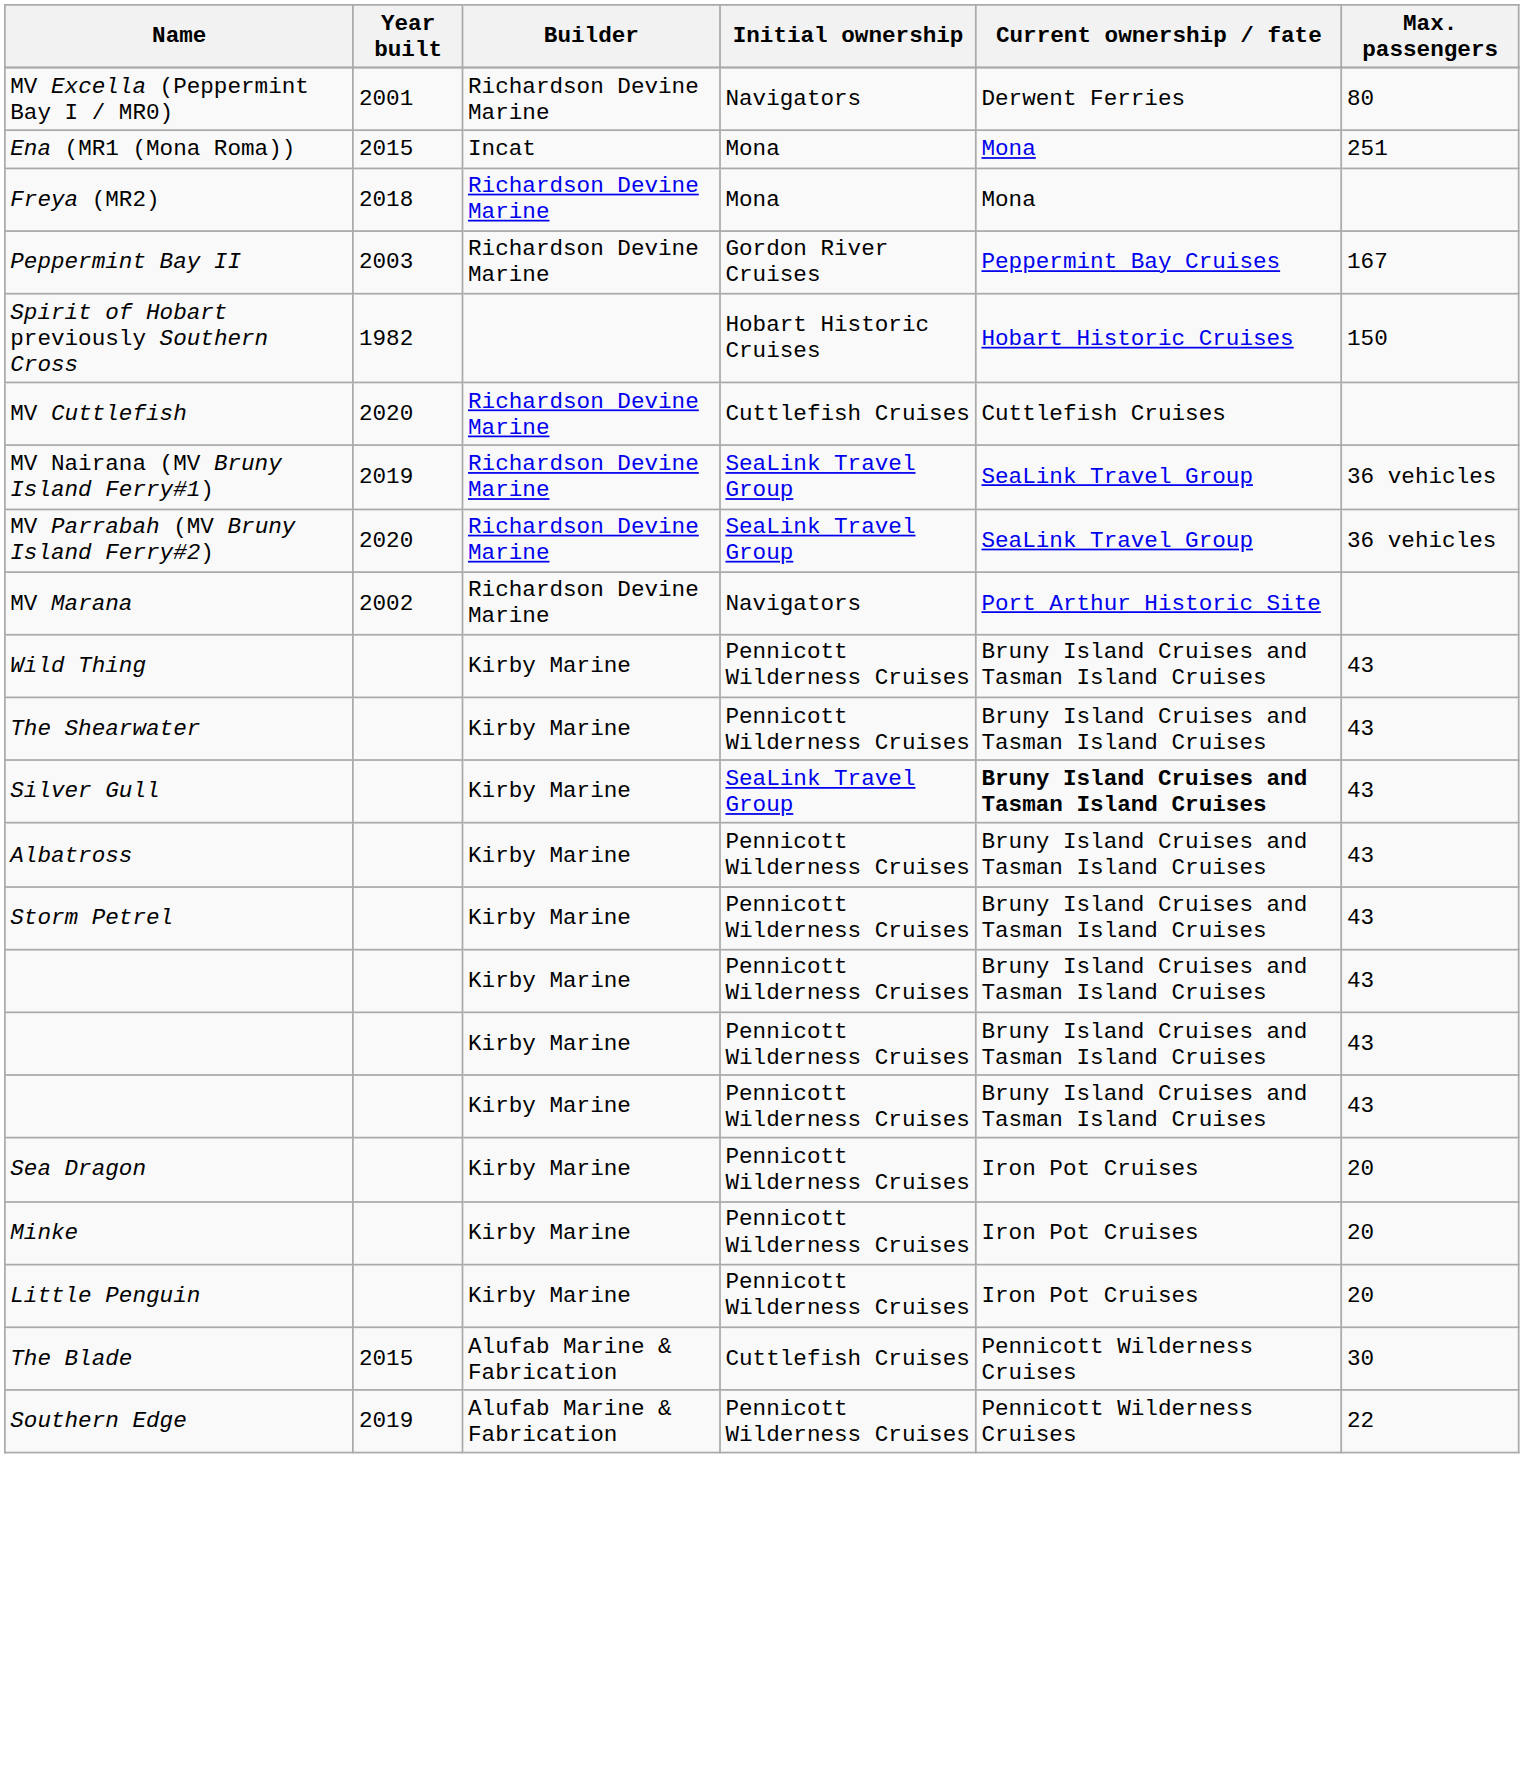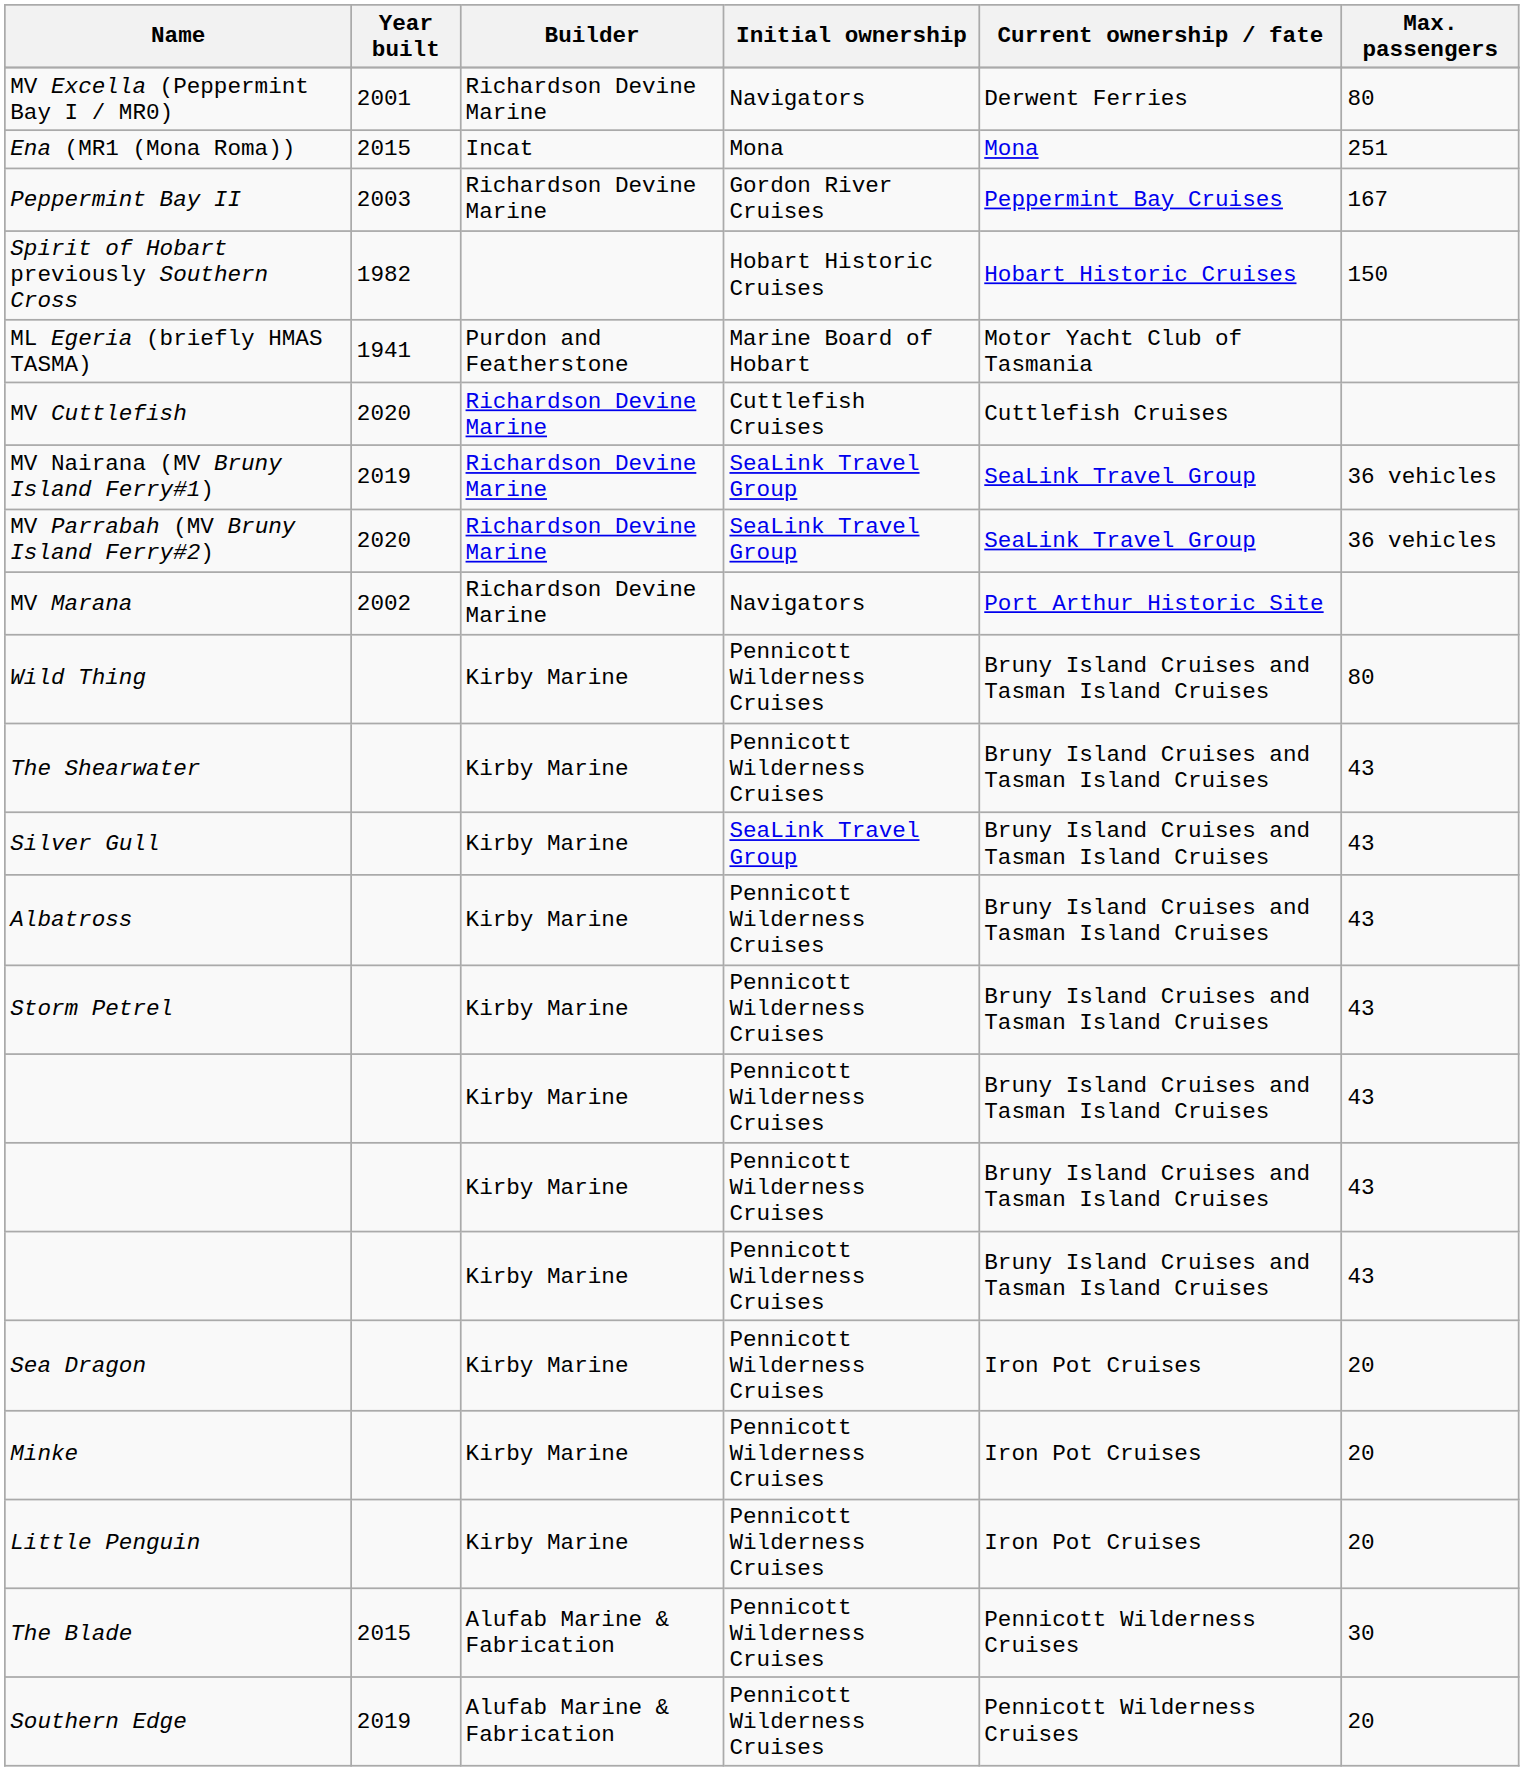- row: (85, 199)
+ row: (166, 351)
(1361, 666) 43 -> (1361, 679) 80
(1144, 792) bold -> (1147, 844) normal
(848, 1359) Cuttlefish Cruises -> (797, 1633) Pennicott Wilderness Cruises
(1361, 1422) 22 -> (1361, 1722) 20
